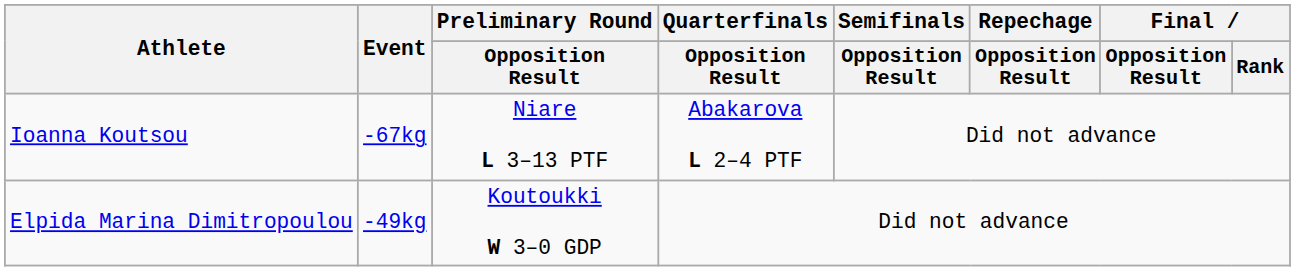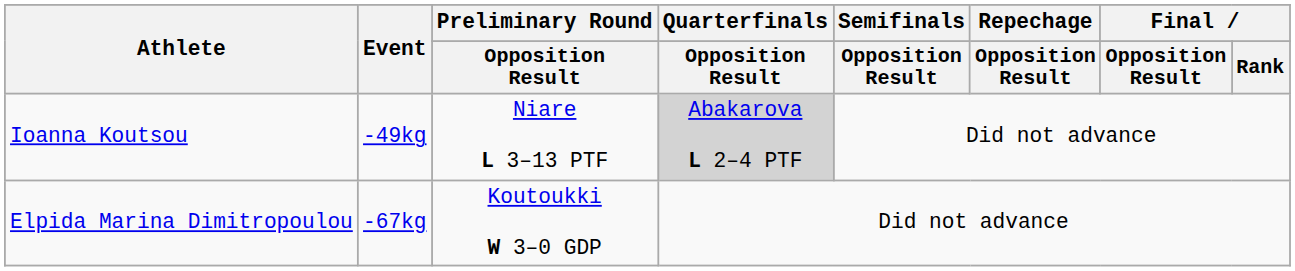(395, 137) -67kg -> (395, 137) -49kg
(745, 137) no background -> (745, 137) lightgrey background
(395, 223) -49kg -> (395, 223) -67kg
